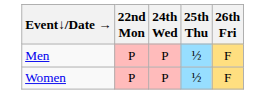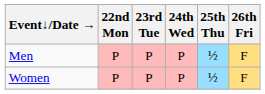+ column: (149, 24)
